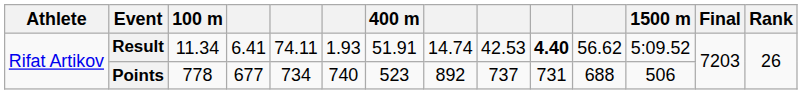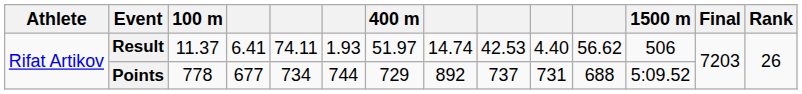(197, 47) 11.34 -> (197, 47) 11.37
(394, 47) 51.91 -> (394, 47) 51.97
(551, 47) bold -> (551, 47) normal
(661, 47) 5:09.52 -> (661, 47) 506
(343, 76) 740 -> (343, 76) 744
(394, 76) 523 -> (394, 76) 729
(661, 76) 506 -> (661, 76) 5:09.52
